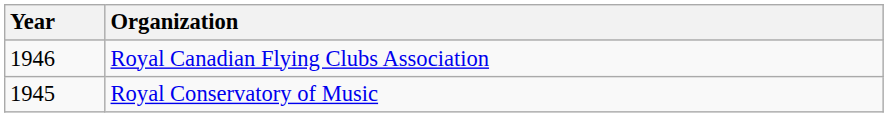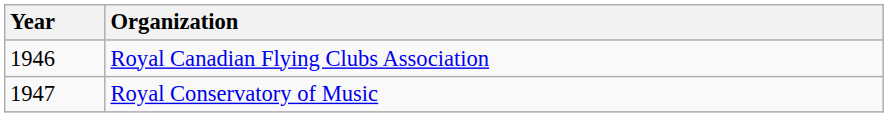(32, 93) 1945 -> (32, 93) 1947
